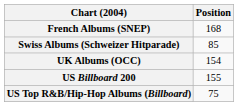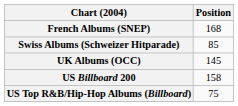(213, 61) 154 -> (213, 61) 145
(213, 77) 155 -> (213, 77) 158
